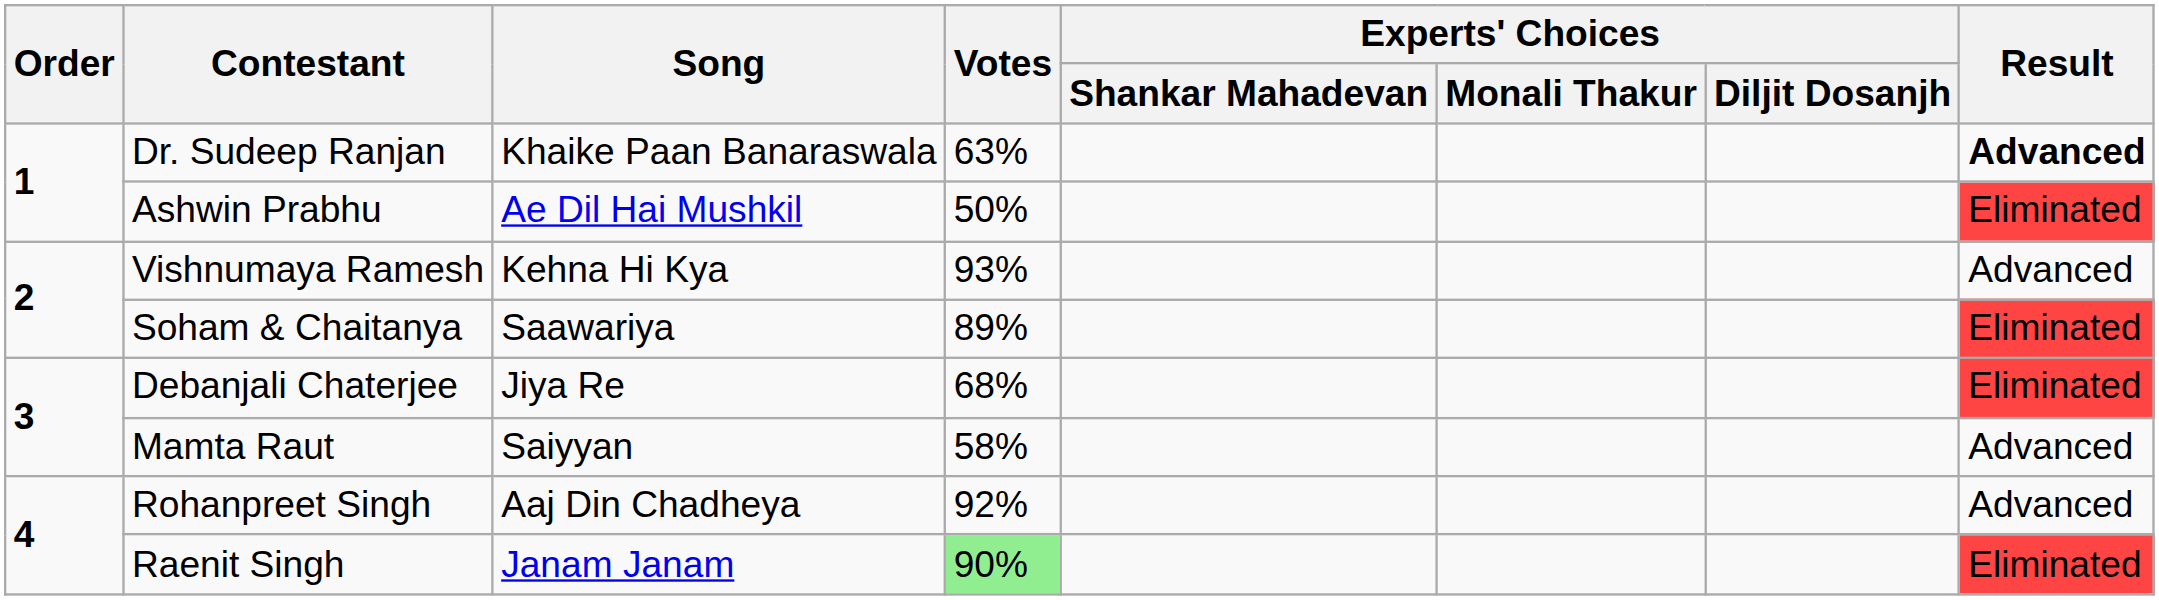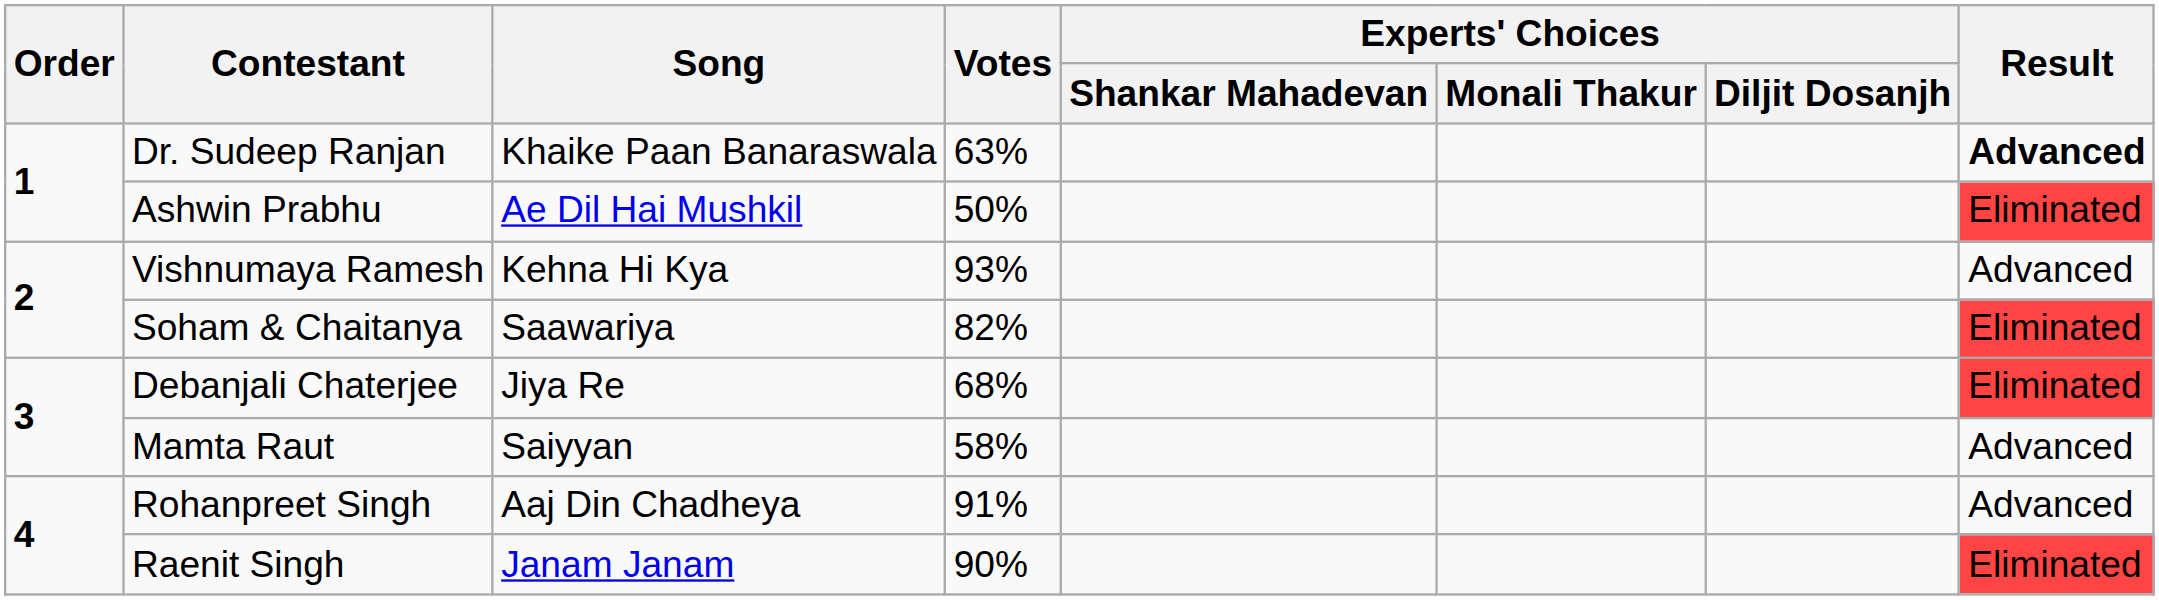(991, 328) 89% -> (991, 328) 82%
(991, 504) 92% -> (991, 504) 91%
(991, 563) lightgreen background -> (991, 563) no background
